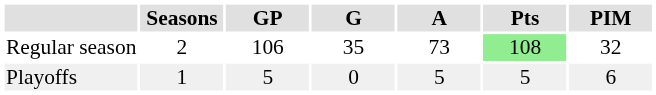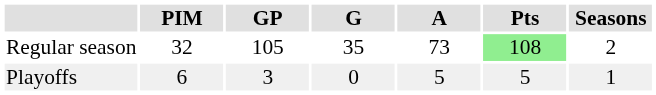columns swapped: (182, 17) <-> (611, 17)
(268, 47) 106 -> (268, 47) 105
(268, 76) 5 -> (268, 76) 3
